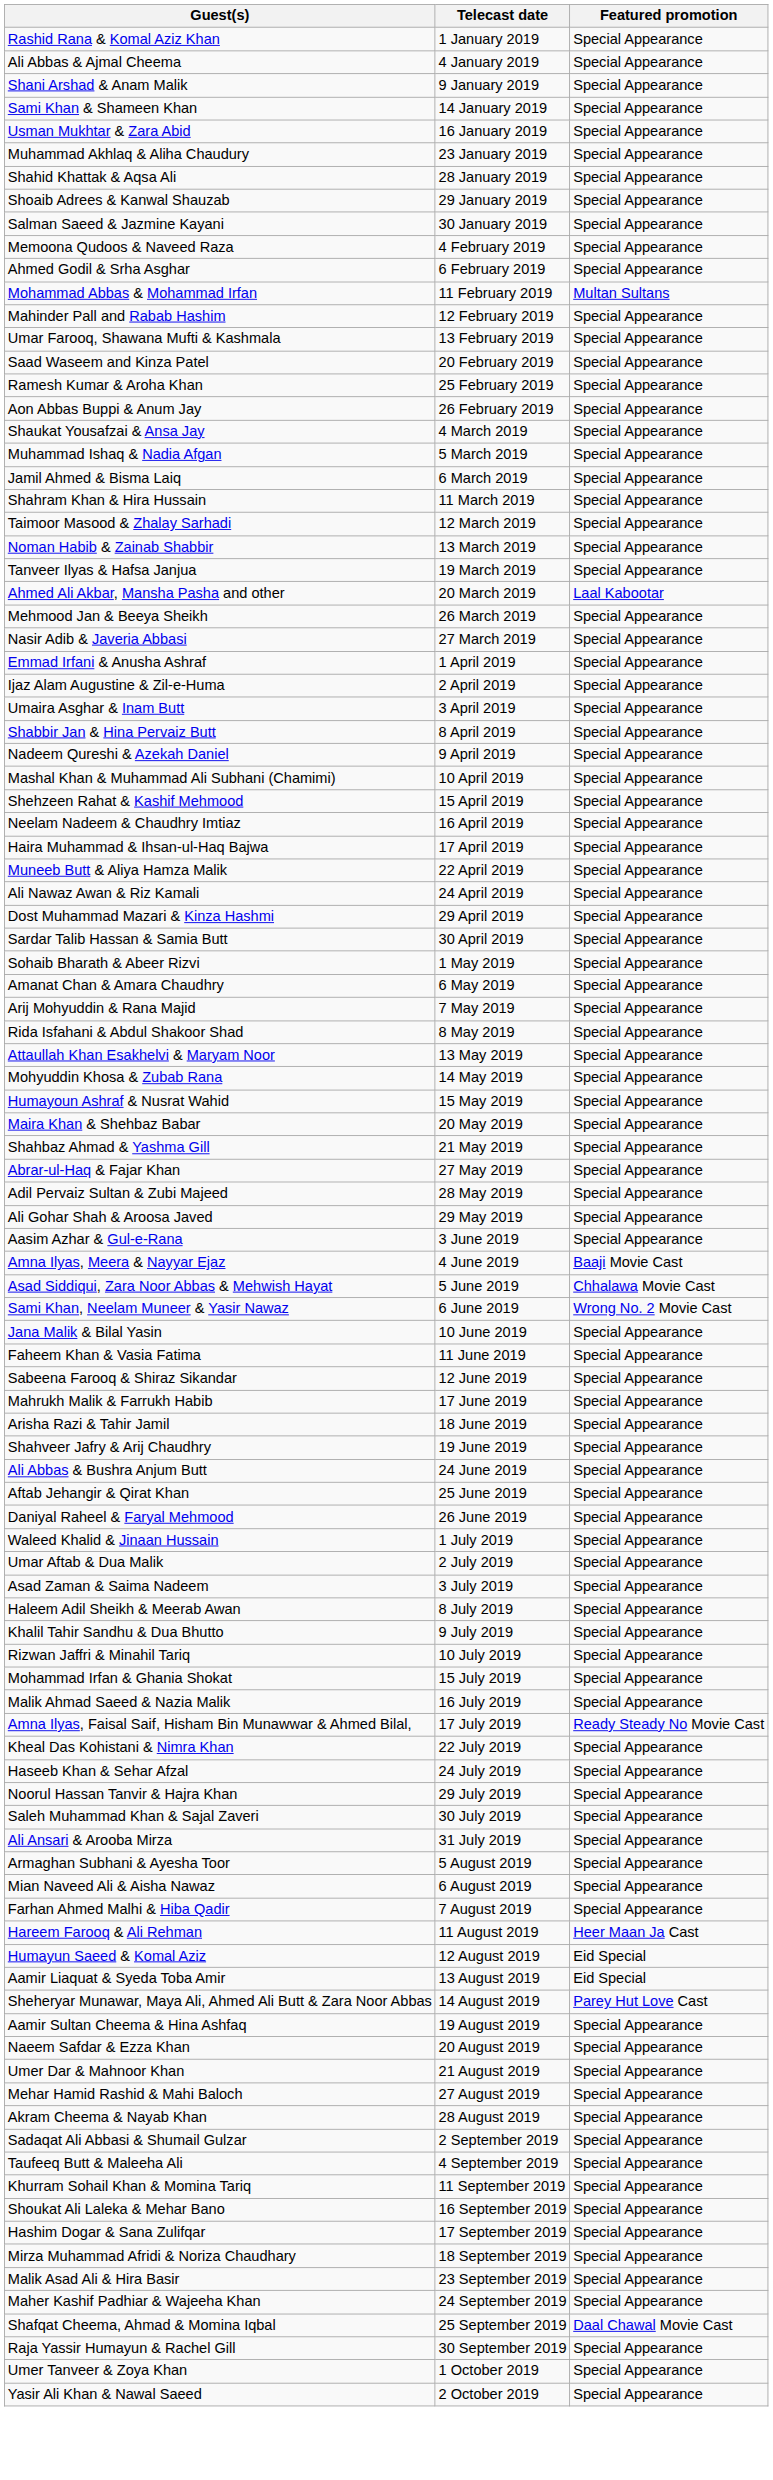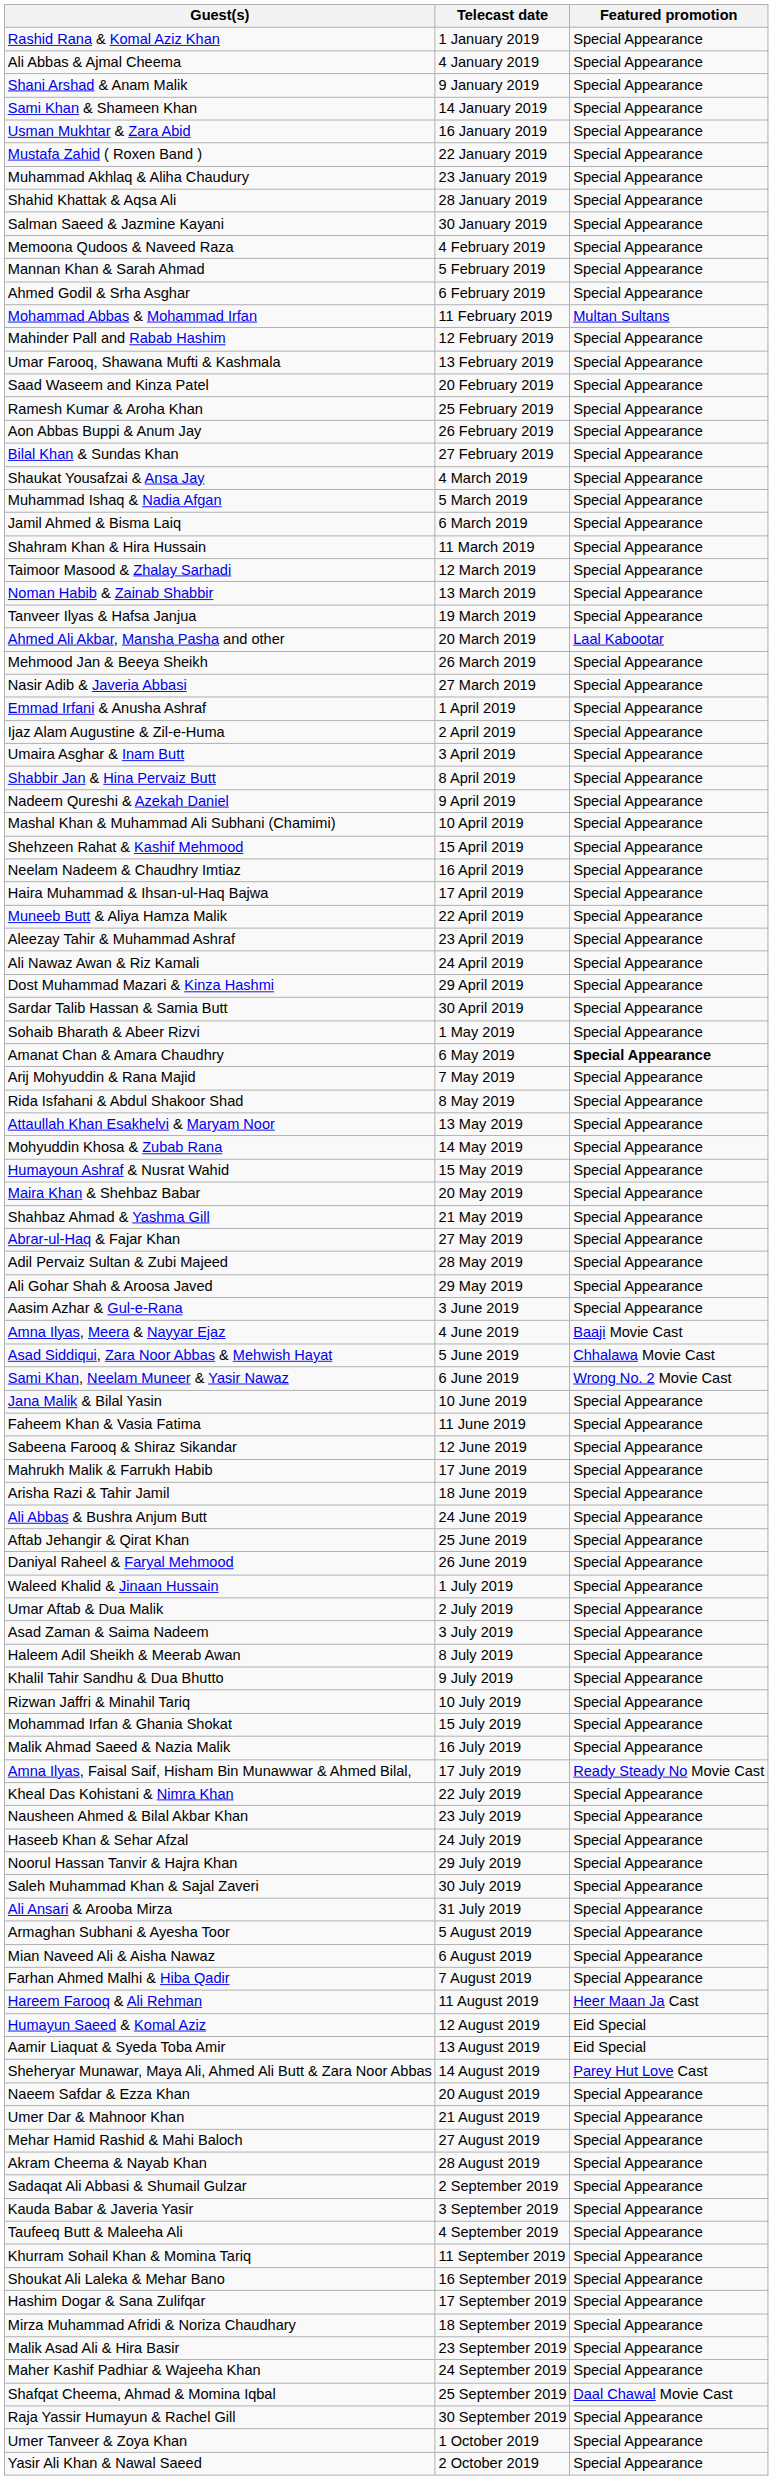+ row: (105, 154)
- row: (119, 200)
+ row: (106, 270)
+ row: (93, 454)
+ row: (121, 939)
(638, 985) normal -> (642, 1055) bold
- row: (109, 1447)
+ row: (128, 1817)
- row: (127, 2024)
+ row: (101, 2209)
